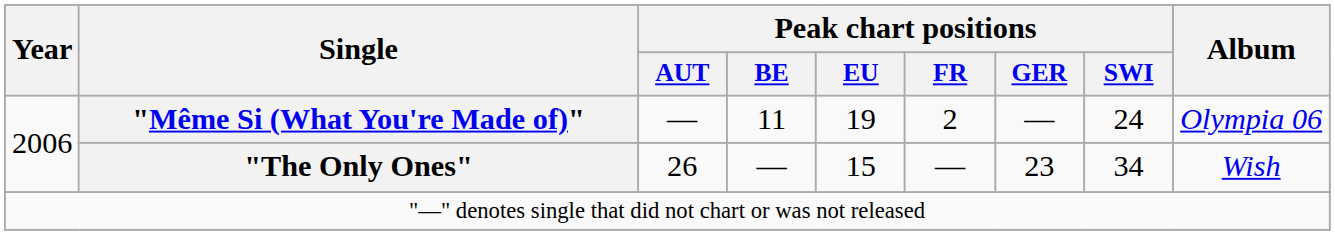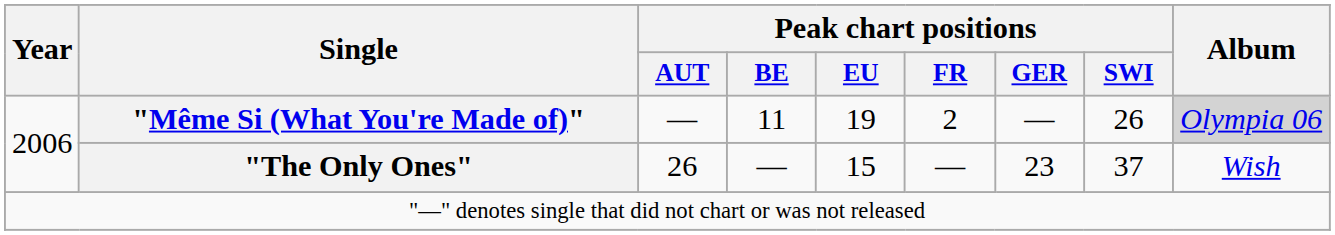(1129, 118) 24 -> (1129, 118) 26
(1251, 118) no background -> (1251, 118) lightgrey background
(1129, 166) 34 -> (1129, 166) 37
